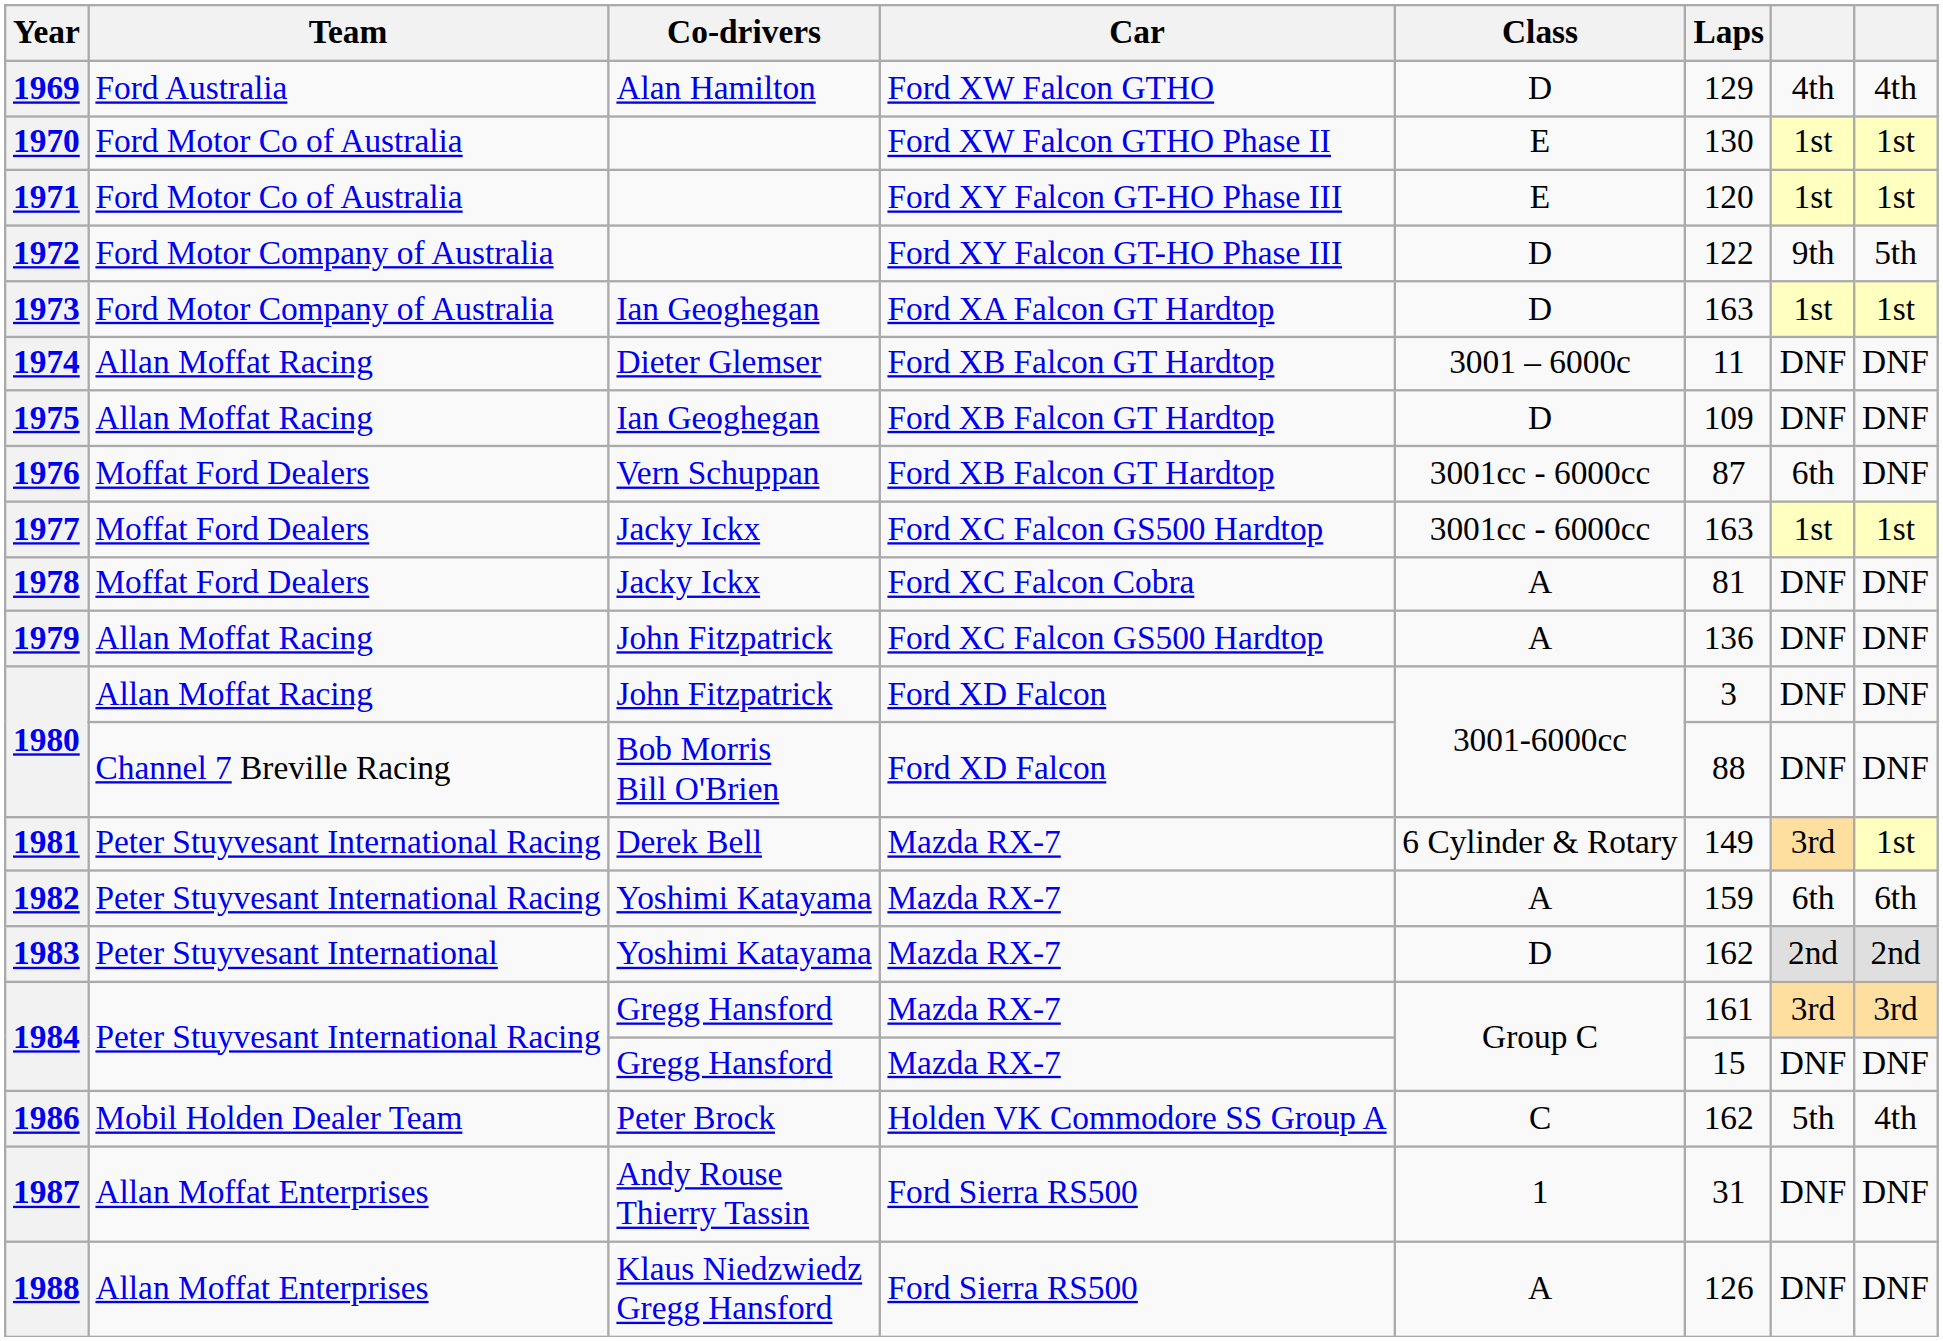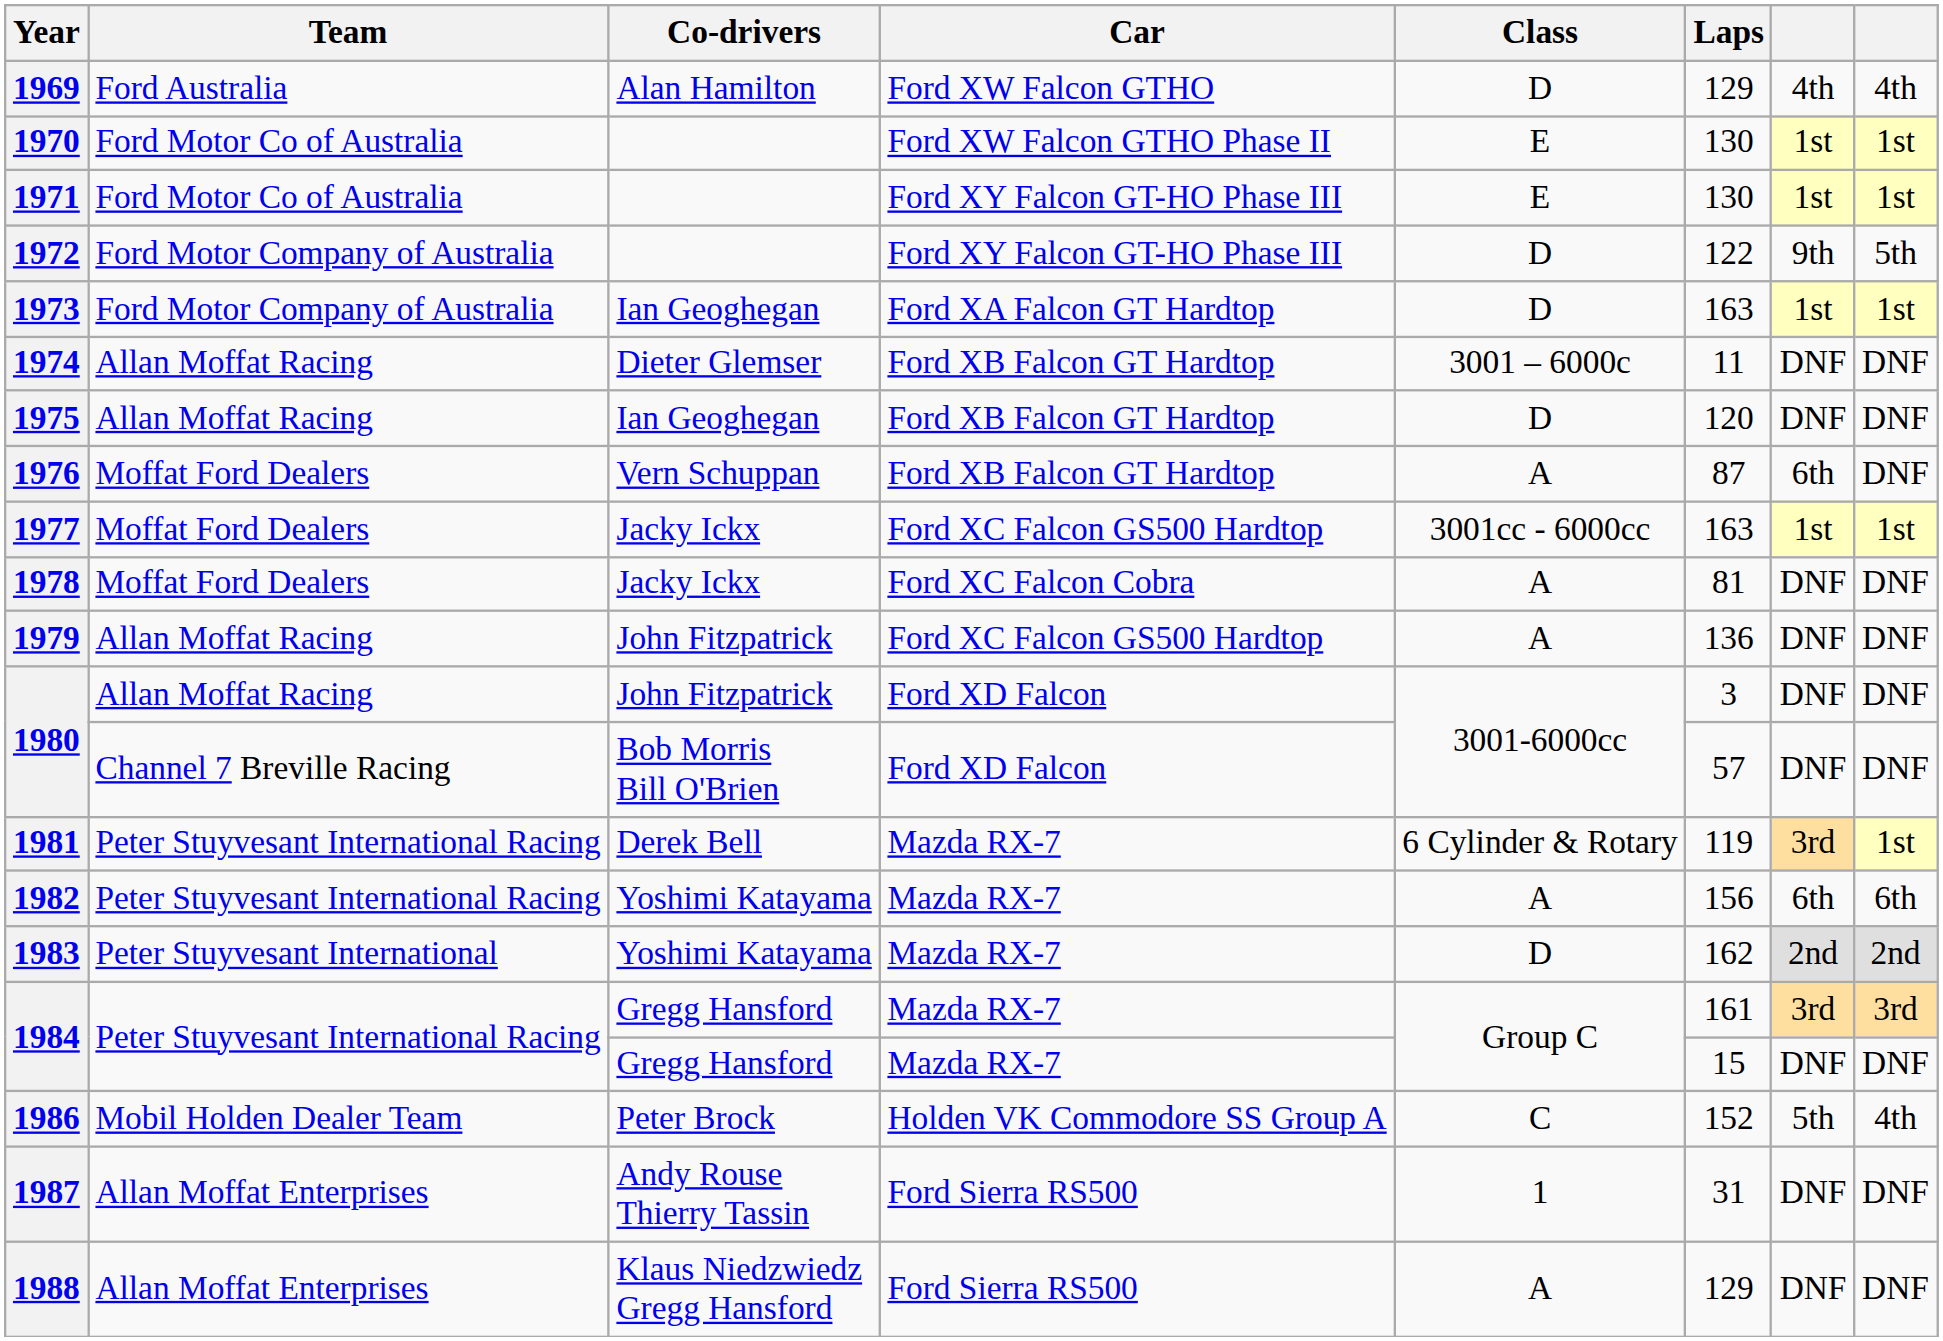(1729, 197) 120 -> (1729, 197) 130
(1729, 418) 109 -> (1729, 418) 120
(1540, 473) 3001cc - 6000cc -> (1540, 473) A
(1729, 768) 88 -> (1729, 768) 57
(1729, 843) 149 -> (1729, 843) 119
(1729, 898) 159 -> (1729, 898) 156
(1729, 1118) 162 -> (1729, 1118) 152
(1729, 1288) 126 -> (1729, 1288) 129
